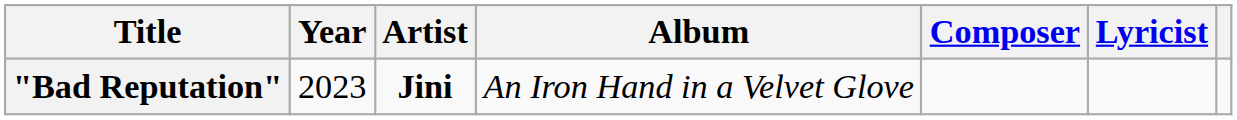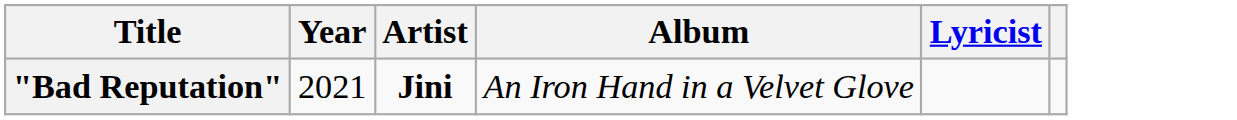- column: (1005, 31)
(332, 85) 2023 -> (332, 85) 2021
